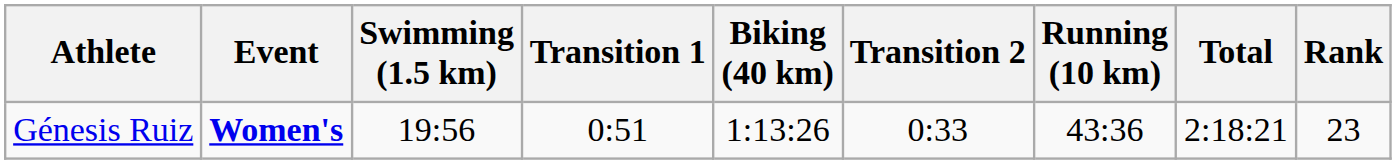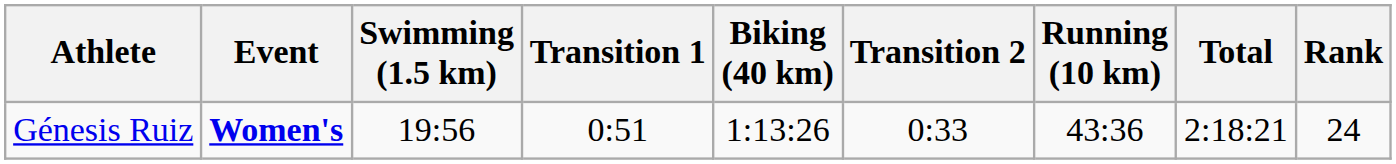(1343, 129) 23 -> (1343, 129) 24
